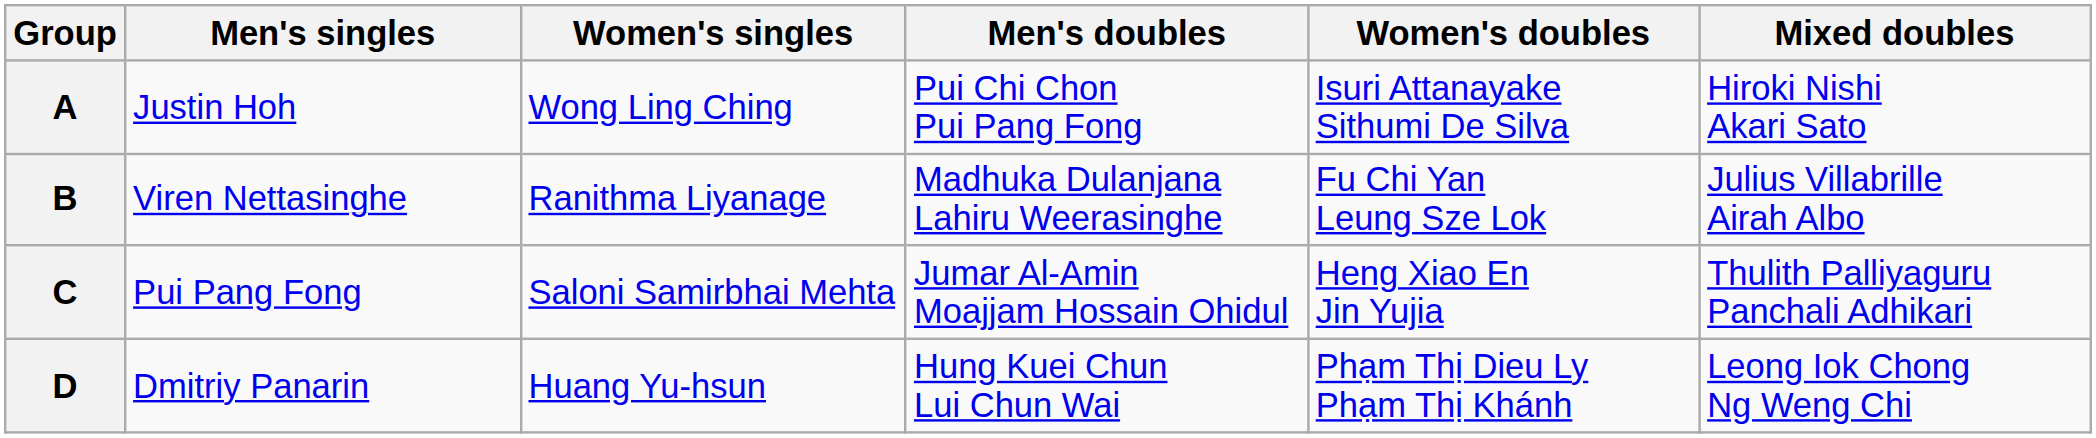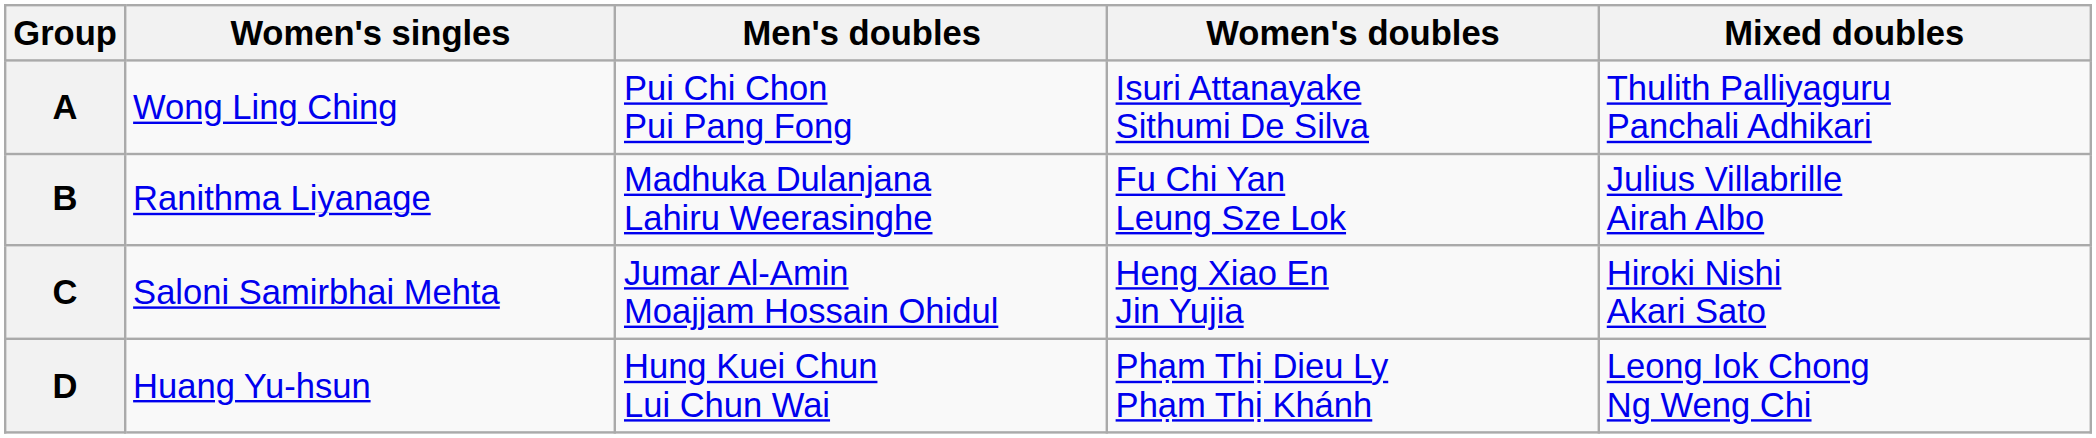- column: (323, 33)
(1794, 107) Hiroki Nishi Akari Sato -> (1749, 107) Thulith Palliyaguru Panchali Adhikari
(1849, 293) Thulith Palliyaguru Panchali Adhikari -> (1694, 293) Hiroki Nishi Akari Sato
